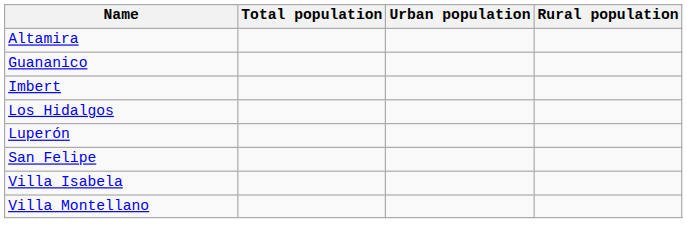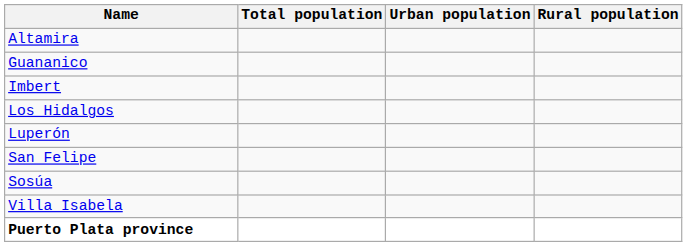+ row: (30, 183)
- row: (79, 207)
+ row: (101, 230)
